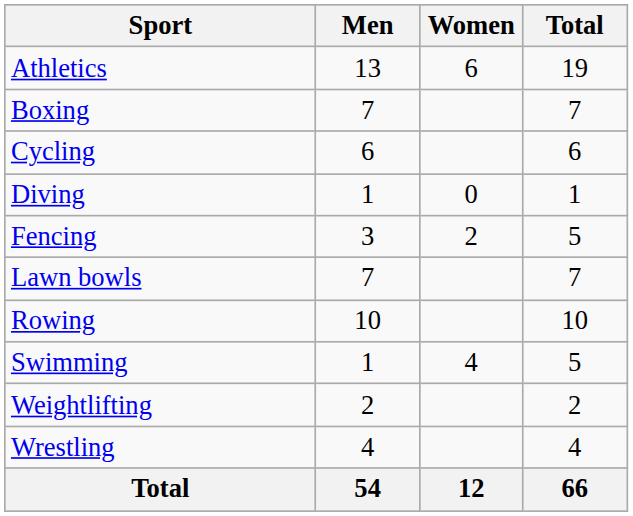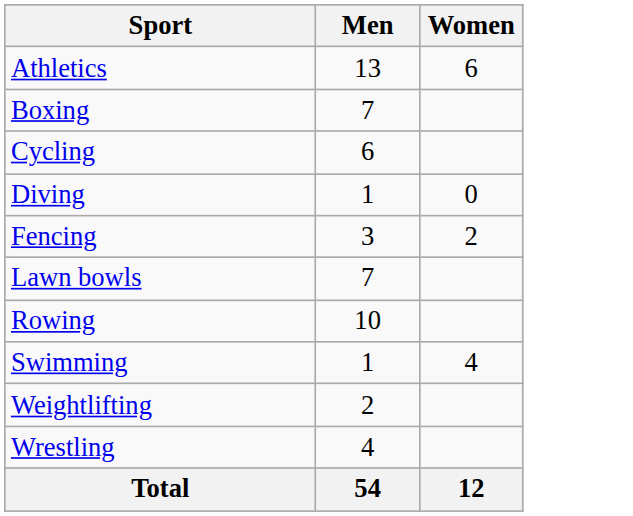- column: (575, 25)
